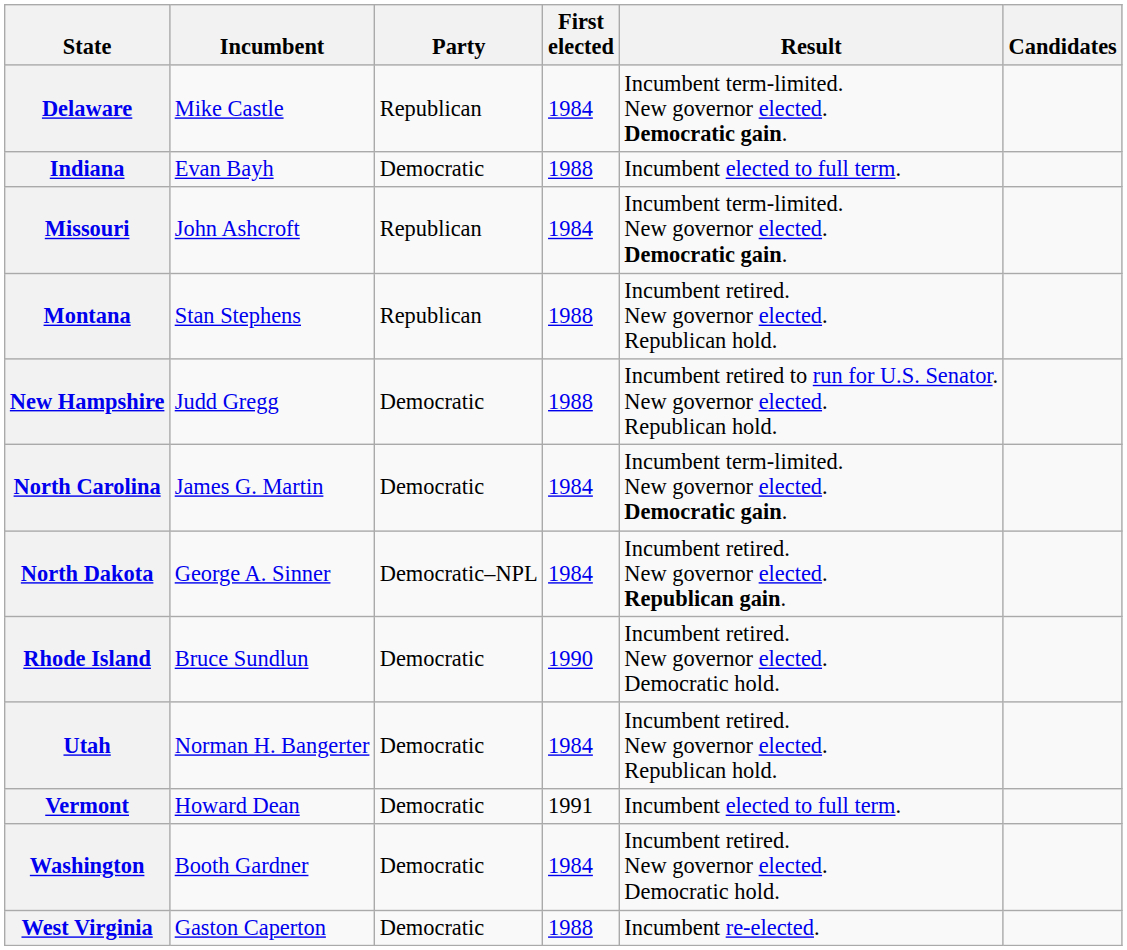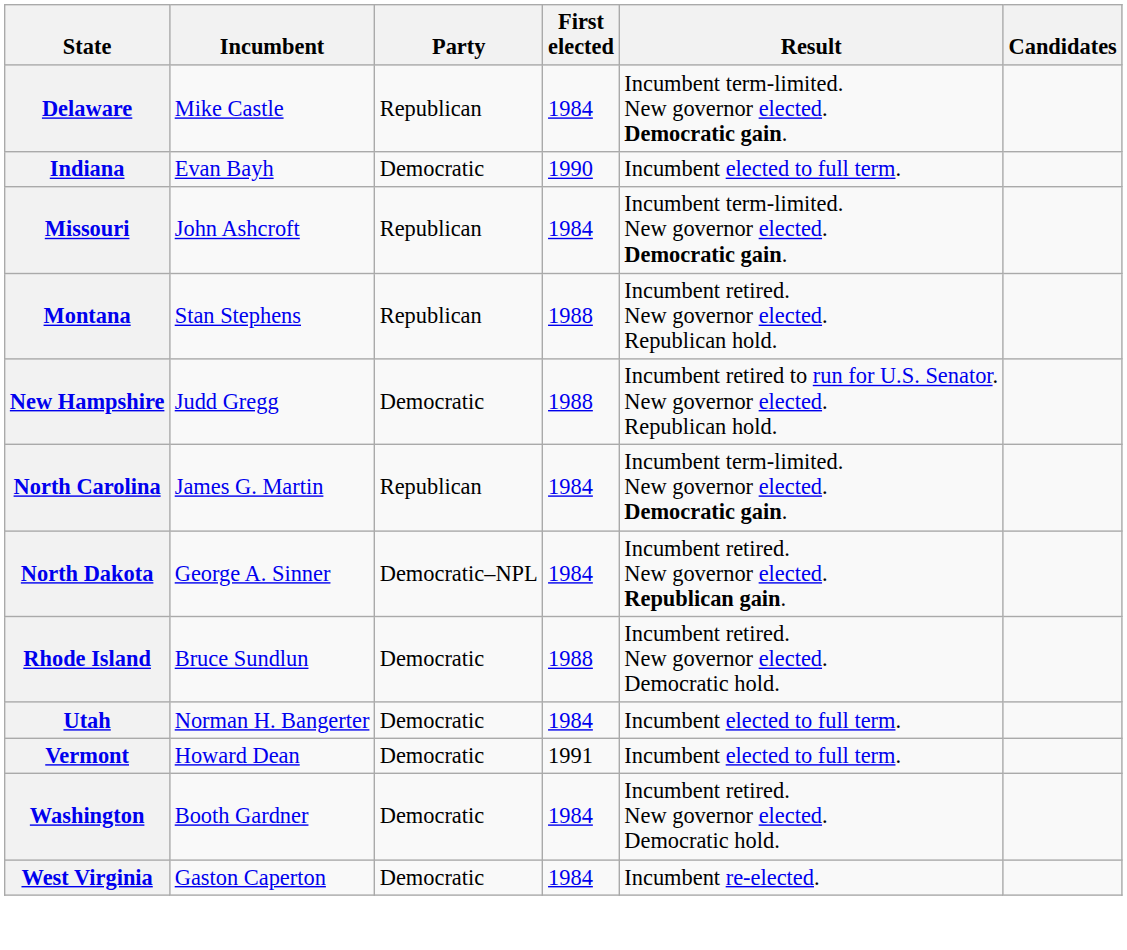(570, 168) 1988 -> (570, 168) 1990
(432, 487) Democratic -> (431, 487) Republican
(570, 659) 1990 -> (570, 659) 1988
(726, 745) Incumbent retired. New governor elected. Republican hold. -> (763, 719) Incumbent elected to full term.
(570, 927) 1988 -> (570, 876) 1984
